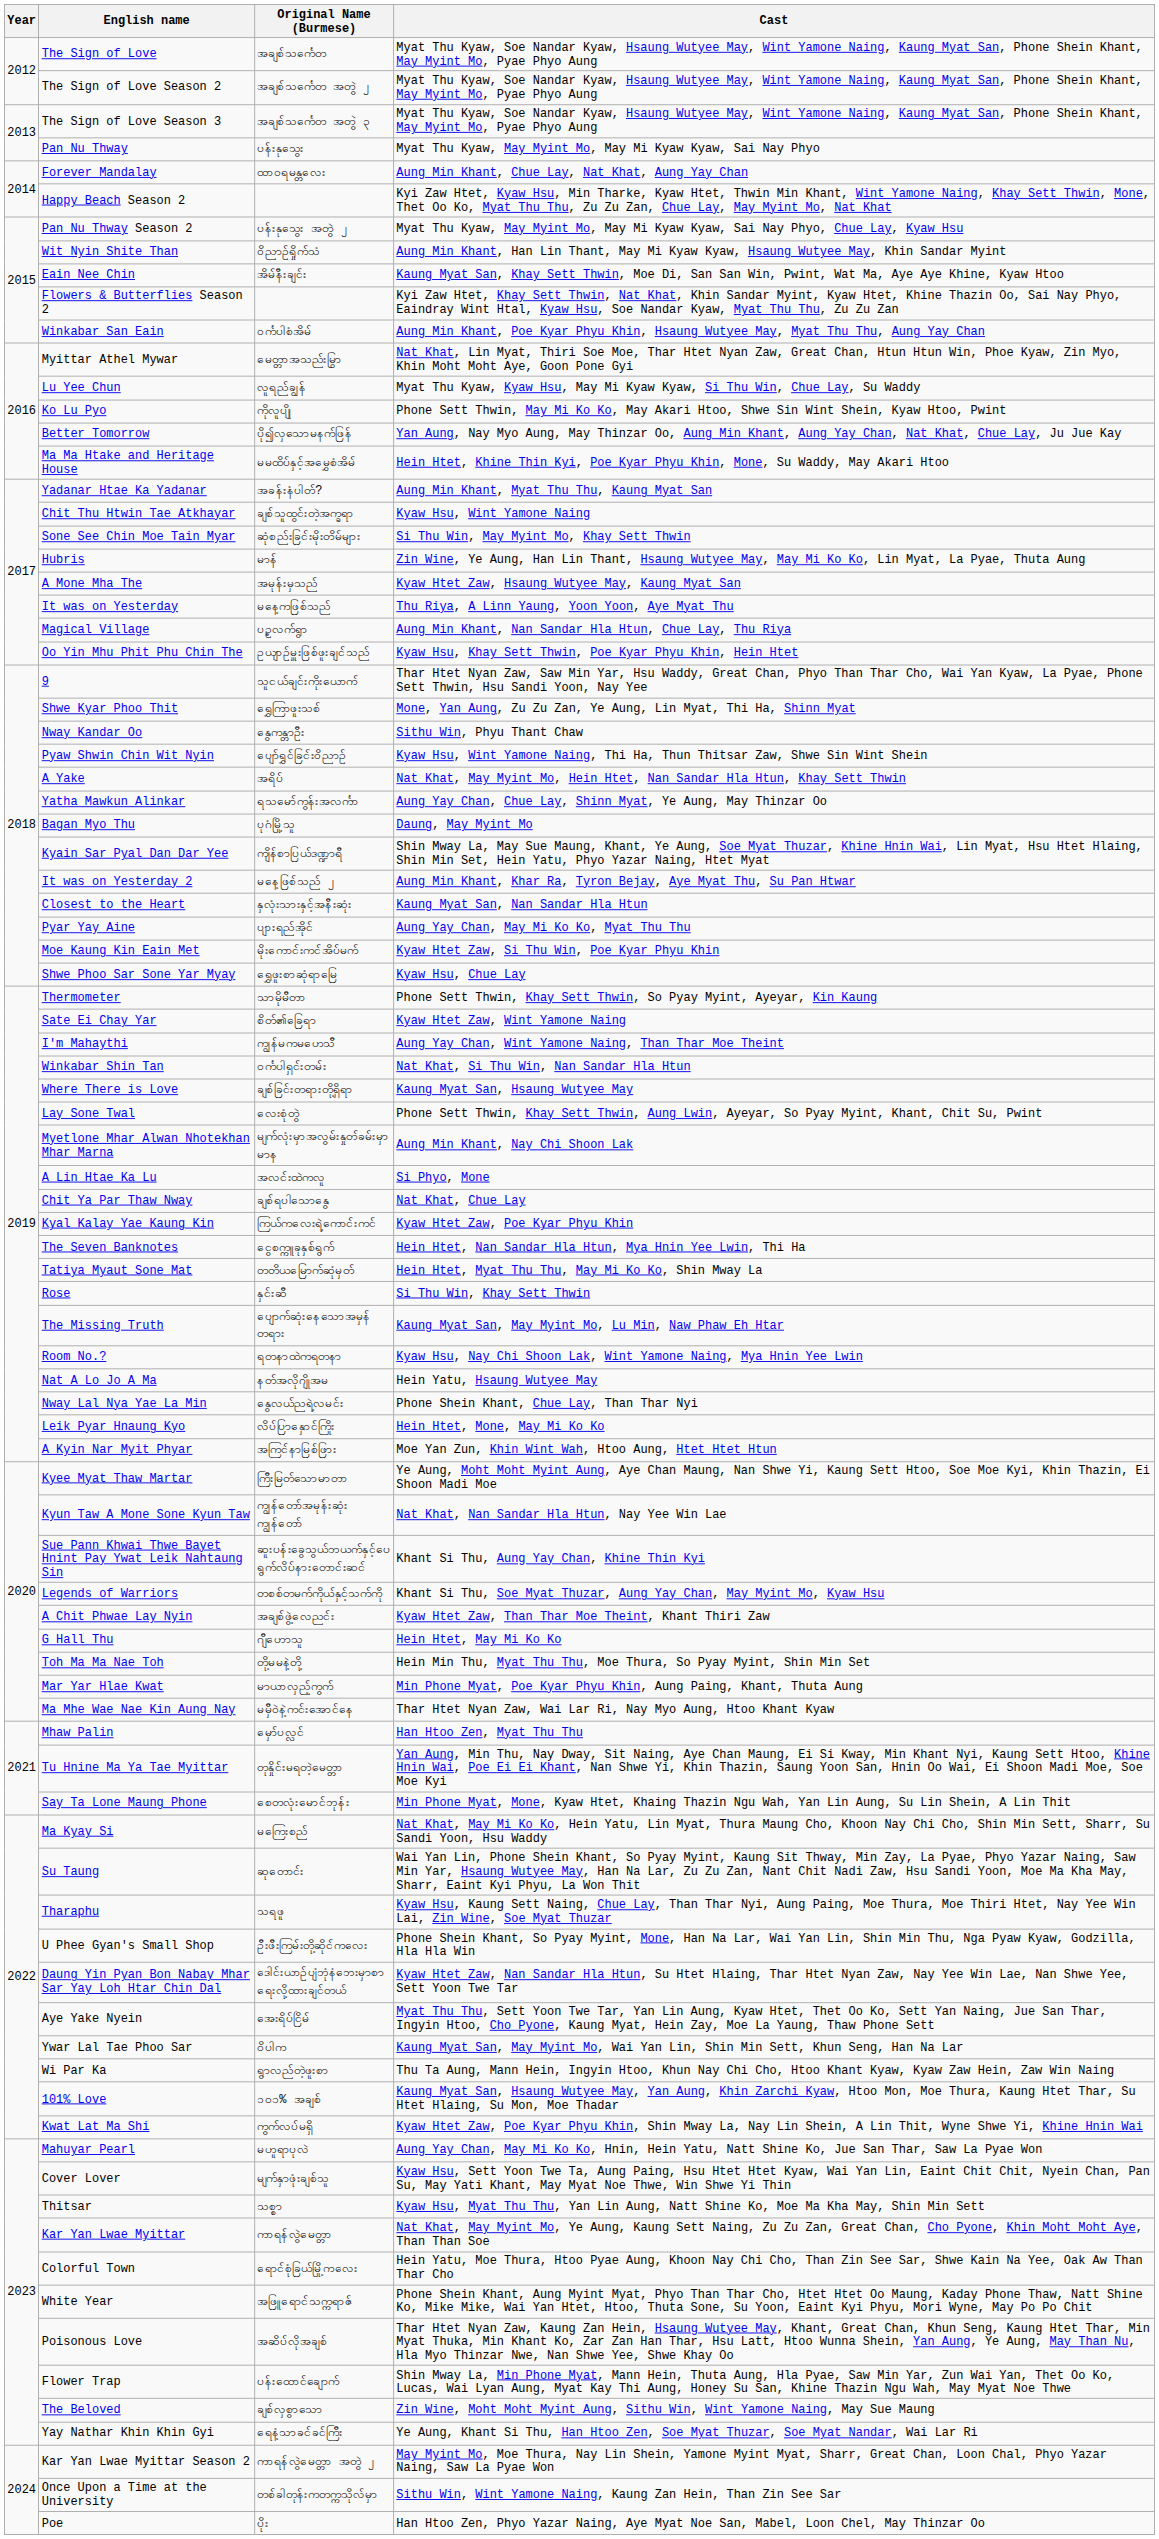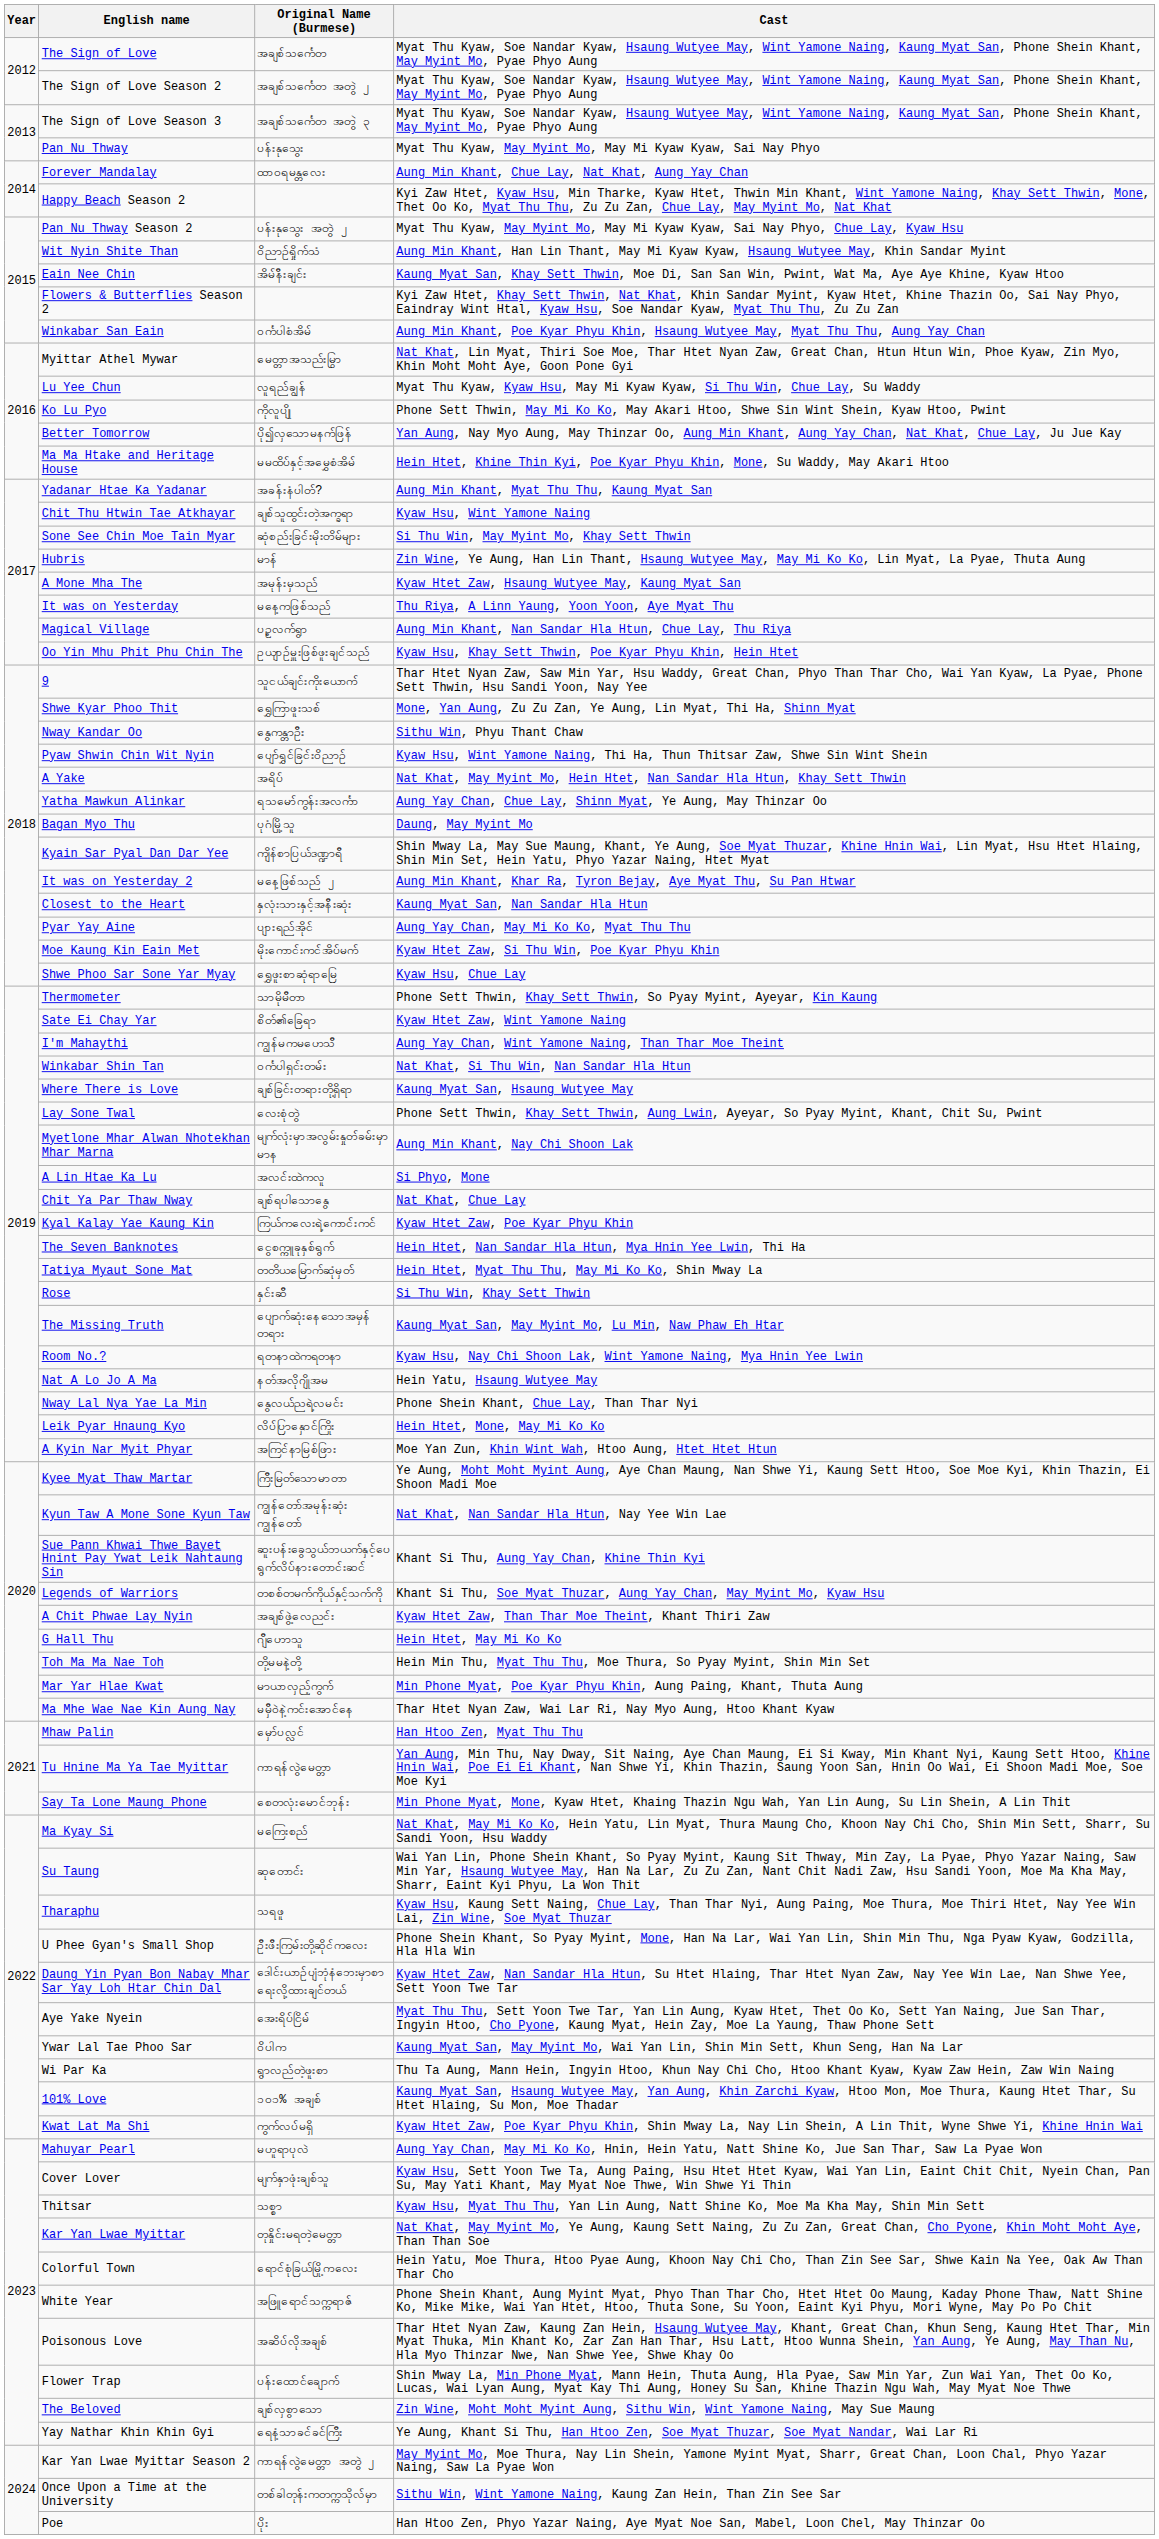(300, 1768) တုနှိုင်းမရတဲ့မေတ္တာ -> (295, 1768) ကာရန်လွဲမေတ္တာ
(295, 2235) ကာရန်လွဲမေတ္တာ -> (300, 2235) တုနှိုင်းမရတဲ့မေတ္တာ
